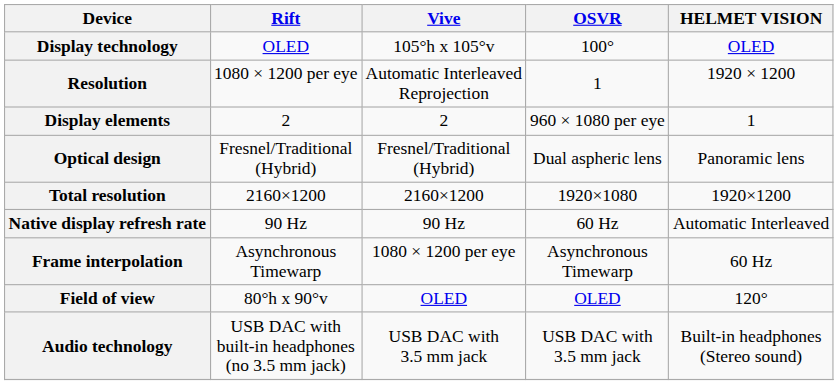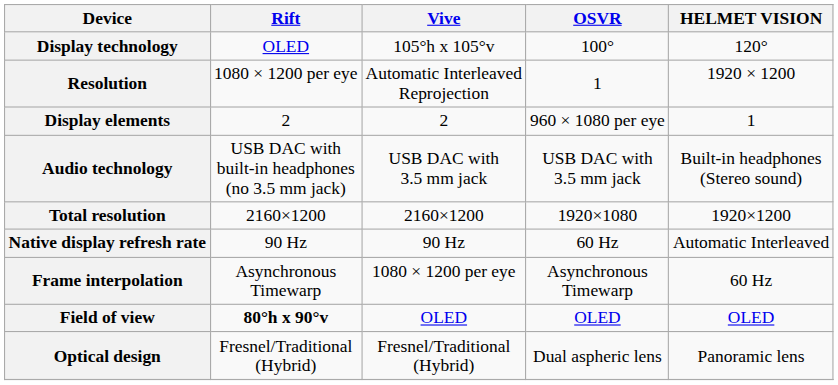(751, 45) OLED -> (751, 45) 120°
rows swapped: (107, 158) <-> (107, 345)
(286, 298) normal -> (286, 318) bold
(751, 298) 120° -> (751, 318) OLED
